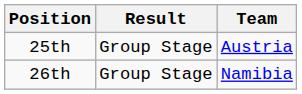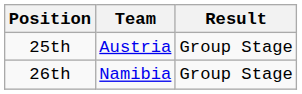columns swapped: (257, 19) <-> (156, 19)
